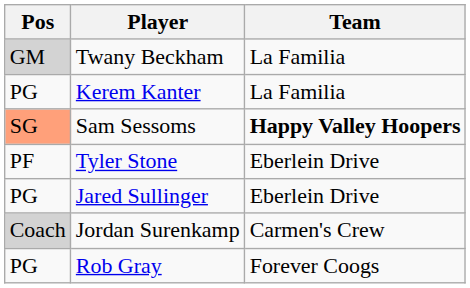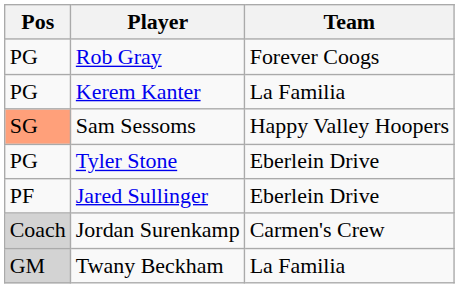rows swapped: (119, 265) <-> (150, 56)
(355, 126) bold -> (349, 126) normal
(22, 160) PF -> (24, 160) PG
(24, 195) PG -> (22, 195) PF
